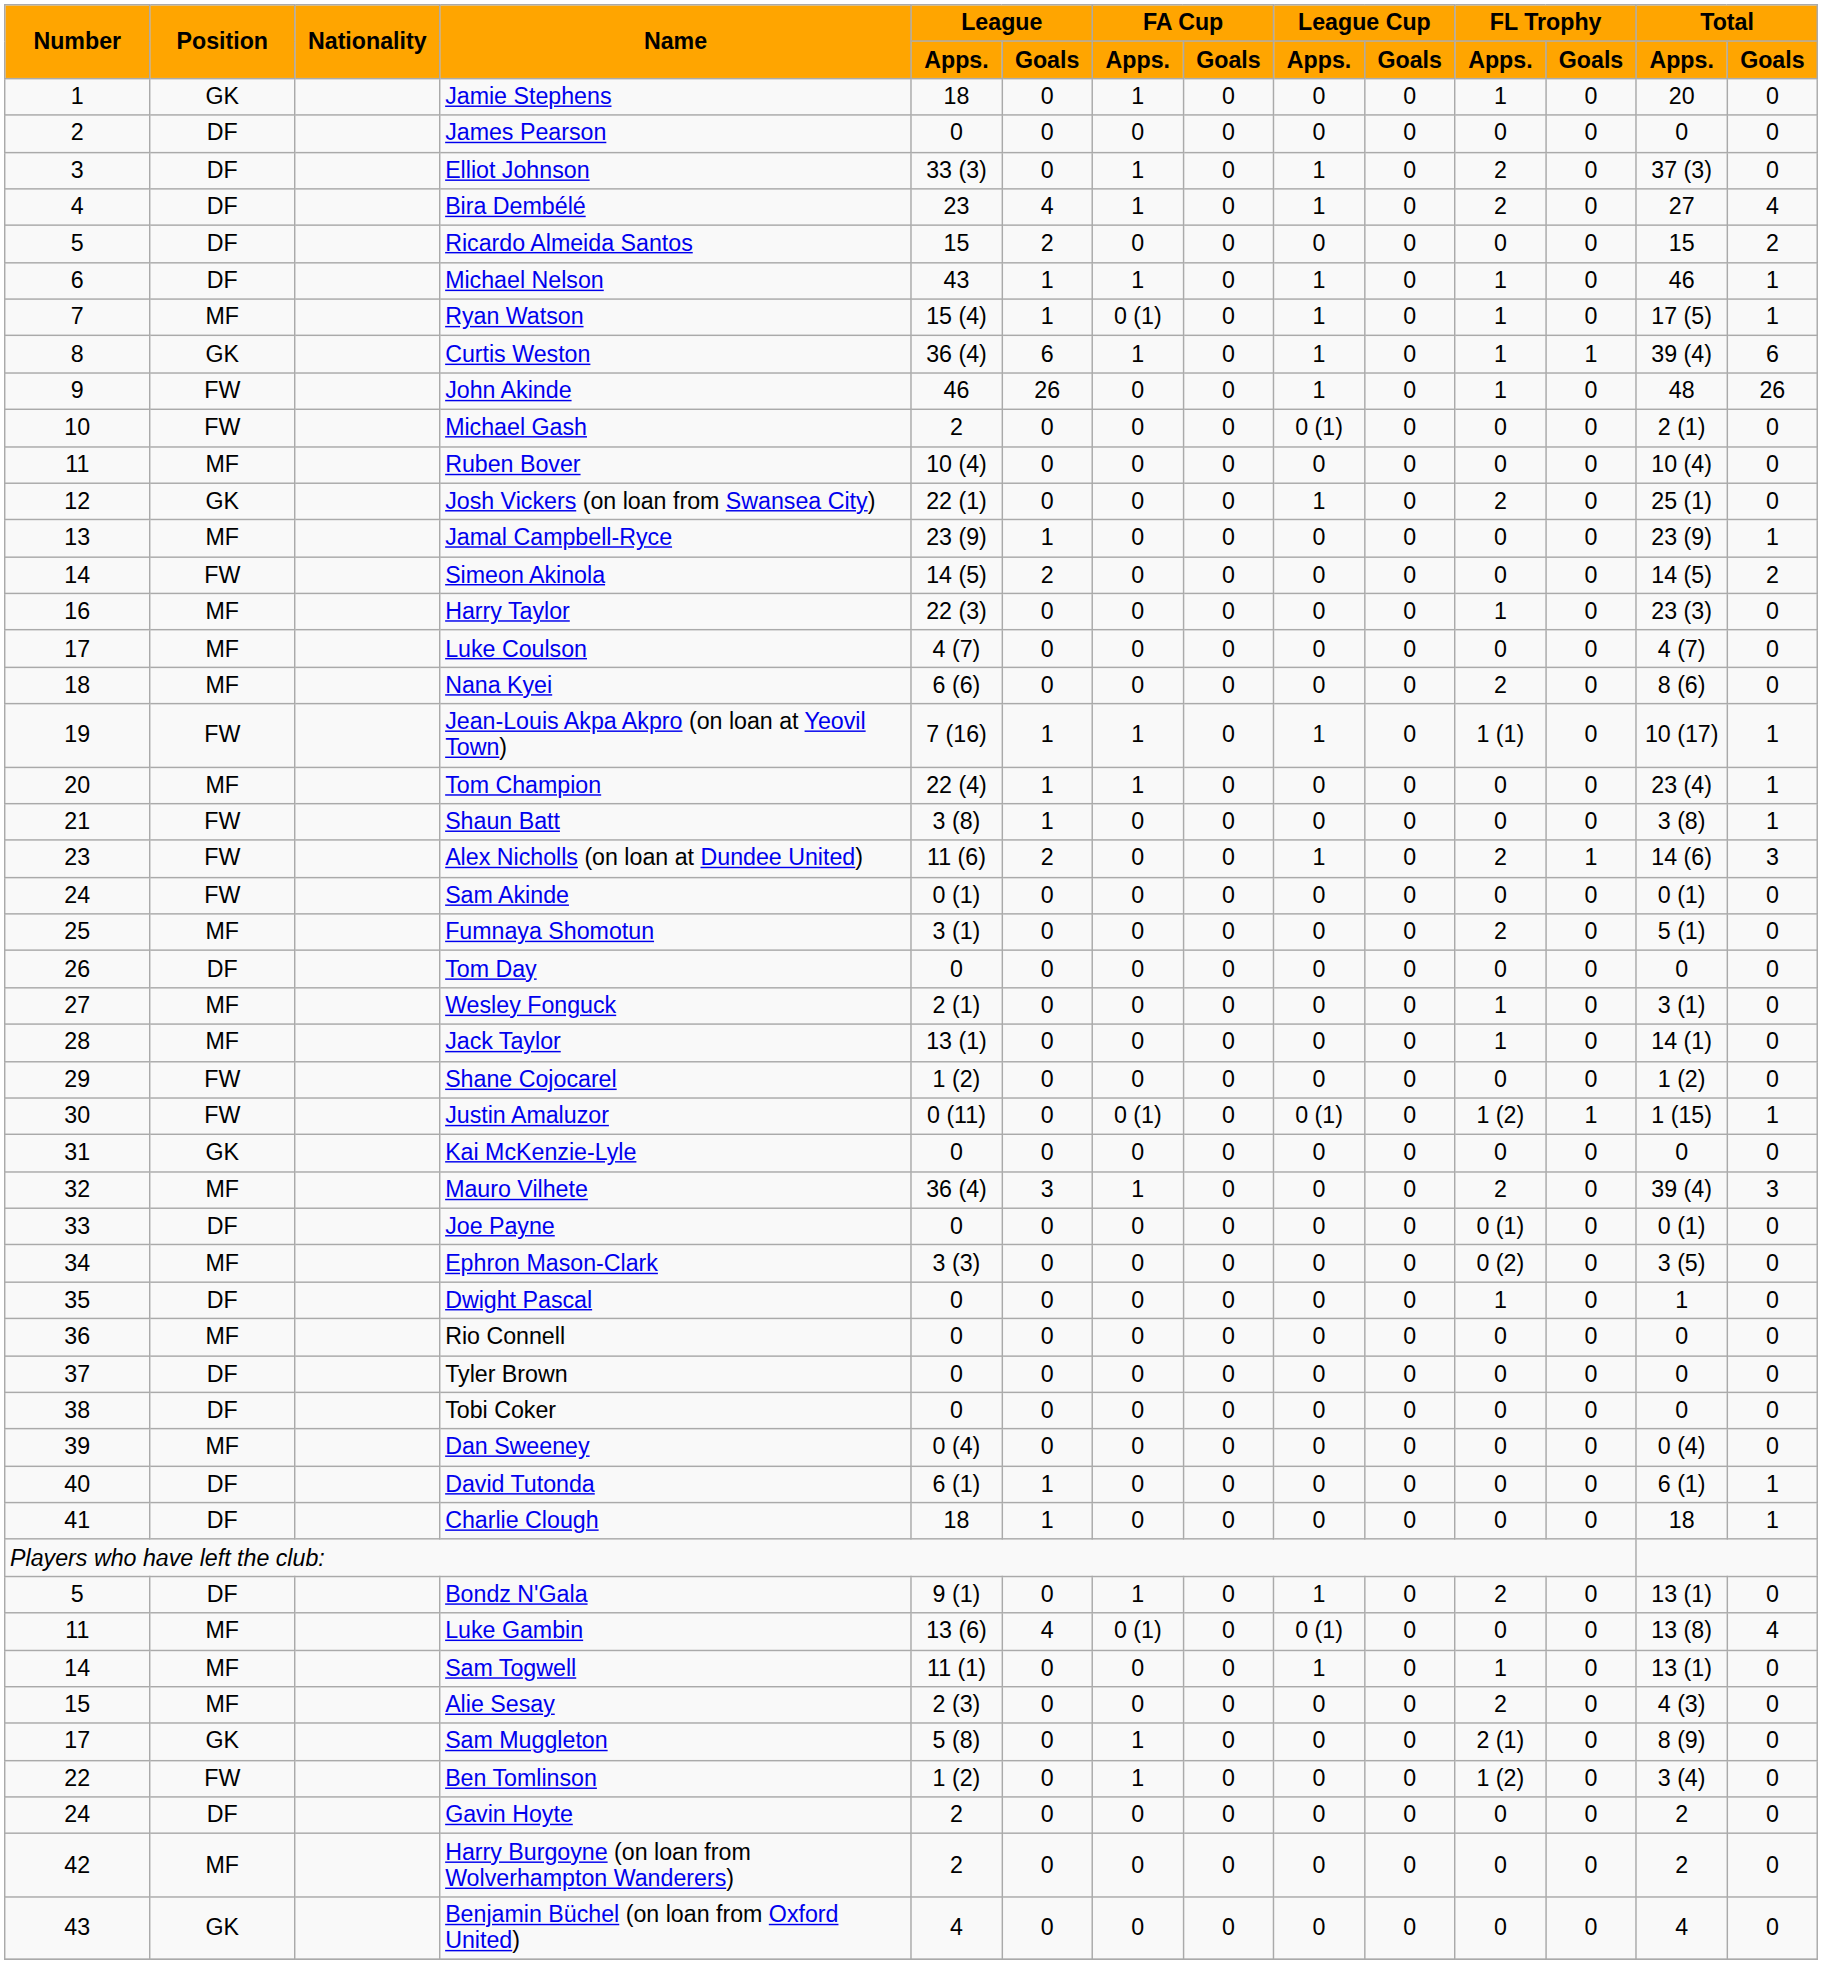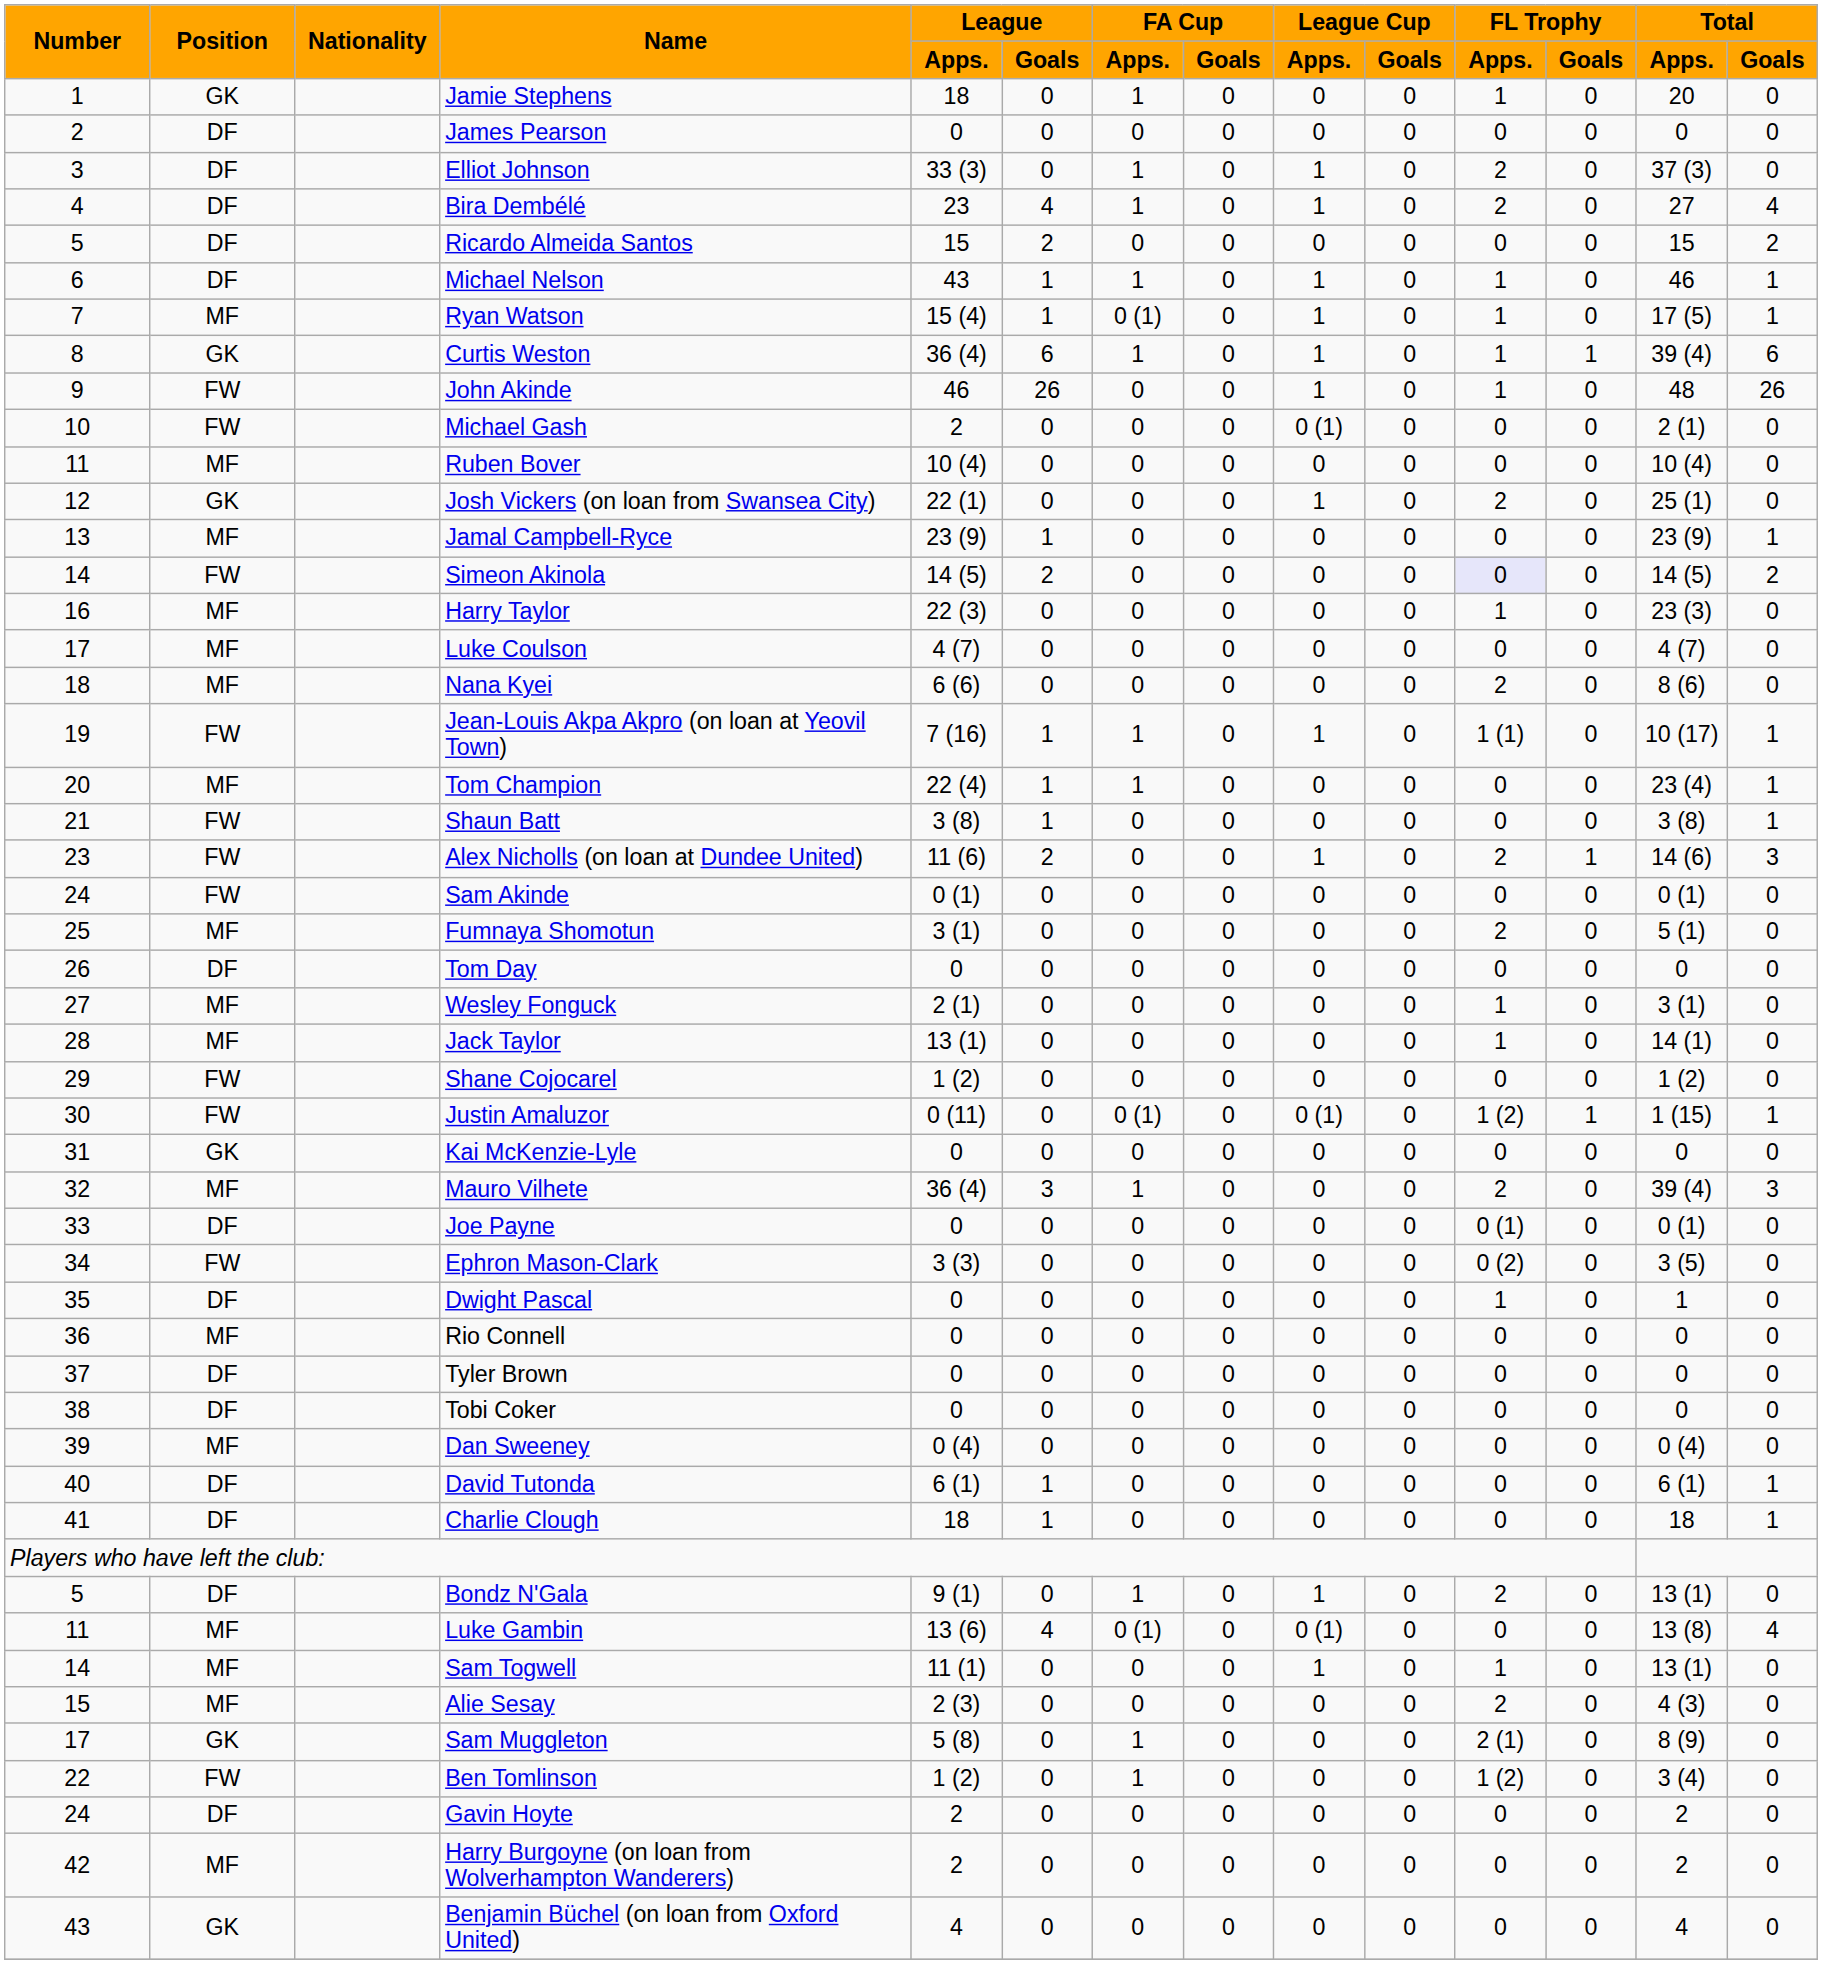(1500, 574) no background -> (1500, 574) lavender background
(222, 1263) MF -> (222, 1263) FW
